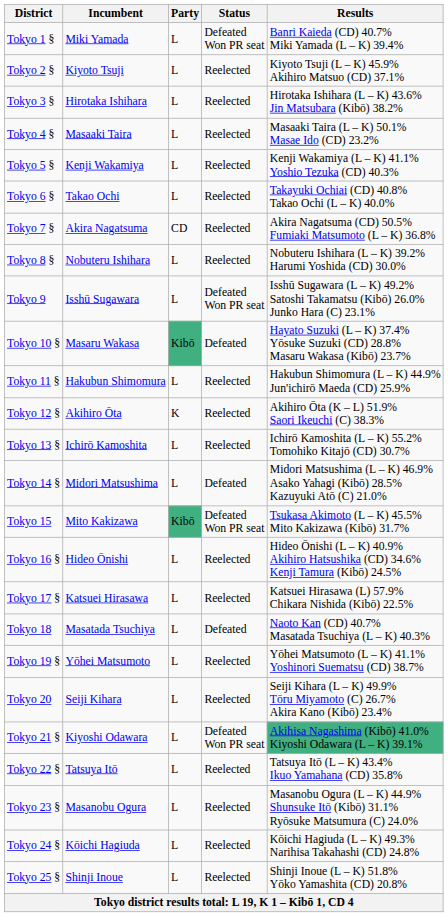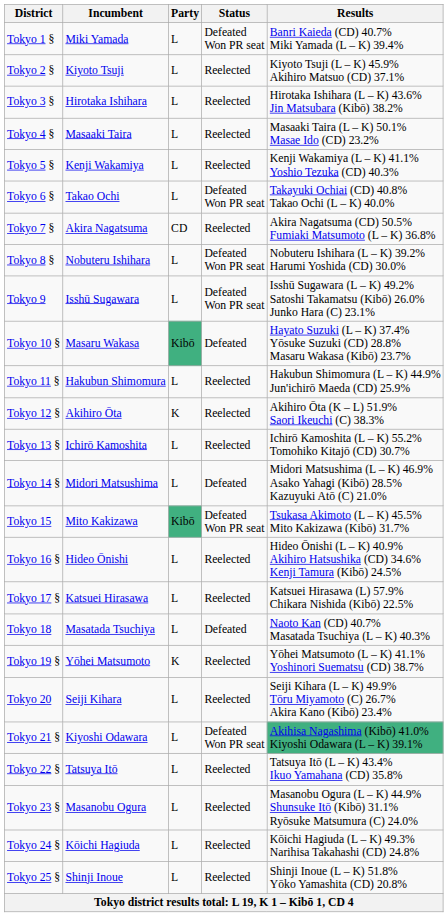(227, 197) Reelected -> (234, 197) Defeated Won PR seat
(227, 260) Reelected -> (234, 260) Defeated Won PR seat
(175, 661) L -> (175, 661) K
